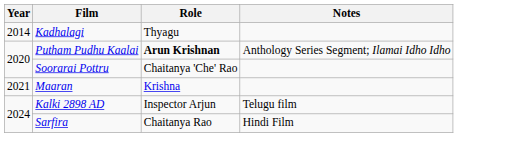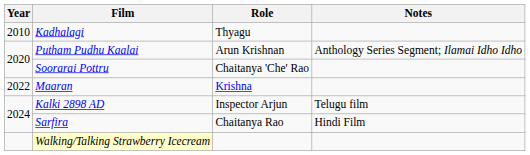(19, 31) 2014 -> (19, 31) 2010
(182, 50) bold -> (250, 50) normal
(19, 86) 2021 -> (19, 86) 2022
+ row: (123, 141)
